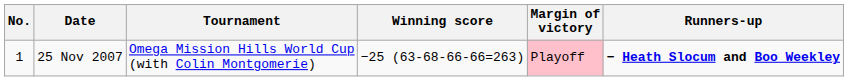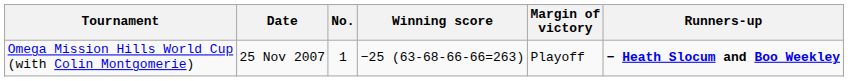columns swapped: (19, 23) <-> (242, 23)
(558, 58) pink background -> (558, 58) no background
